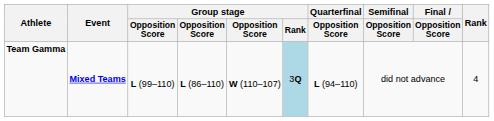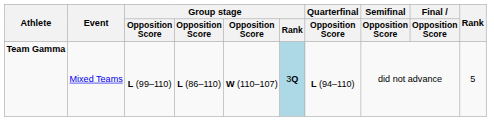(98, 79) bold -> (96, 79) normal
(476, 79) 4 -> (473, 79) 5
